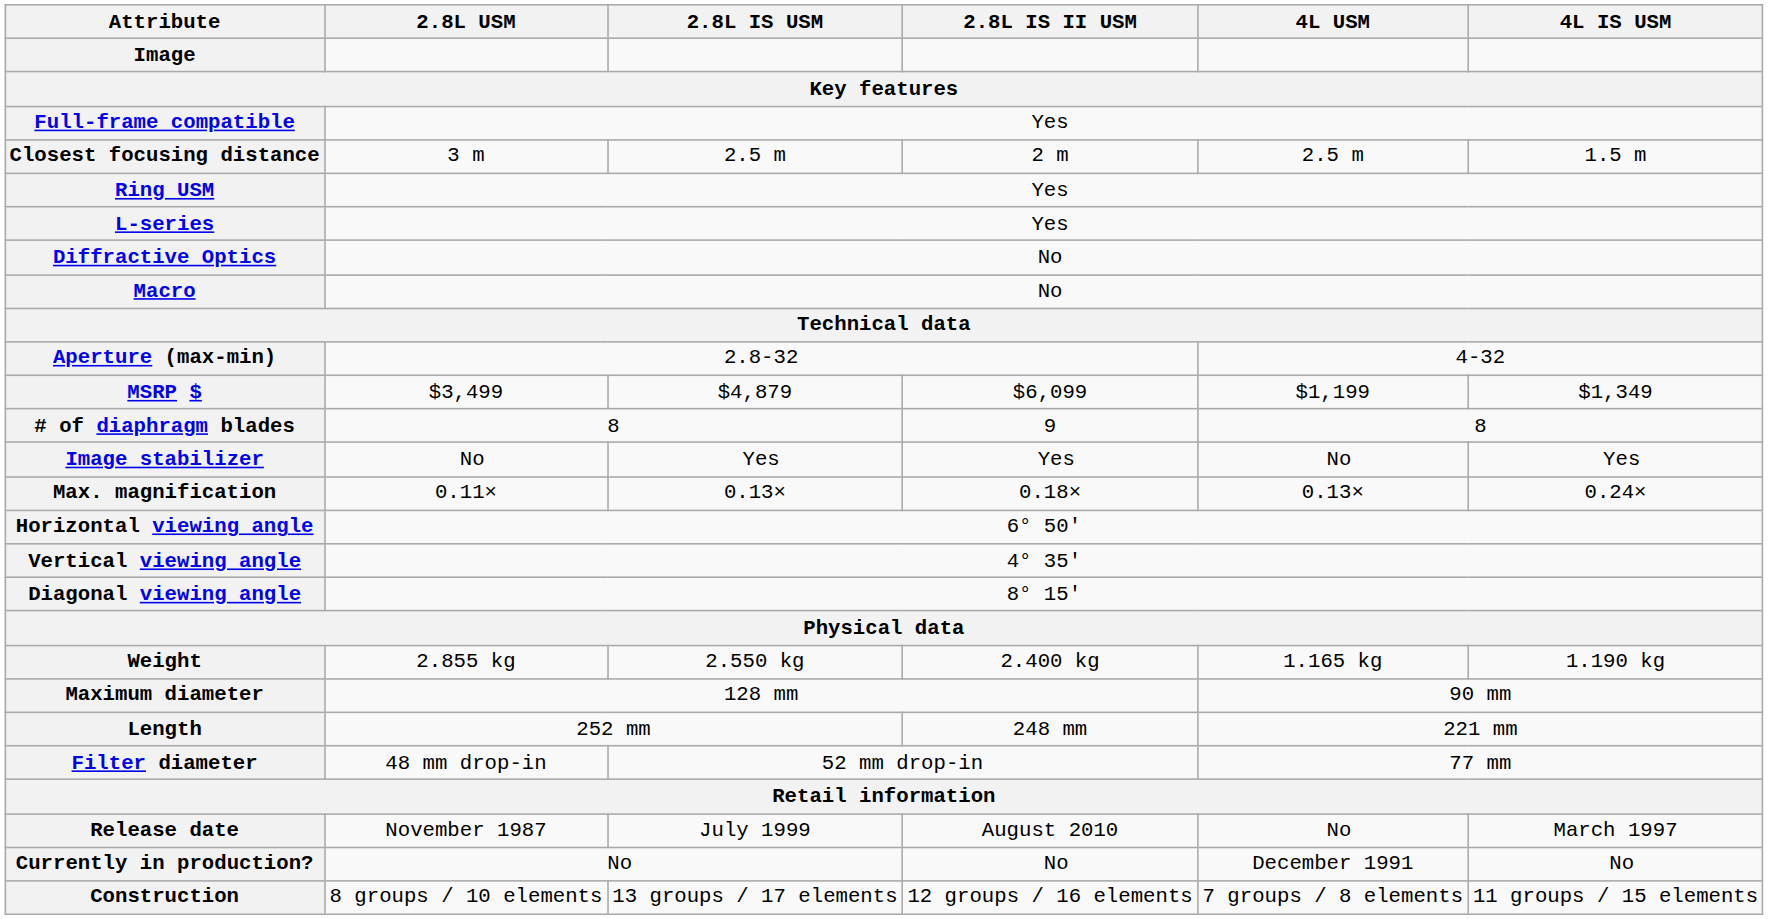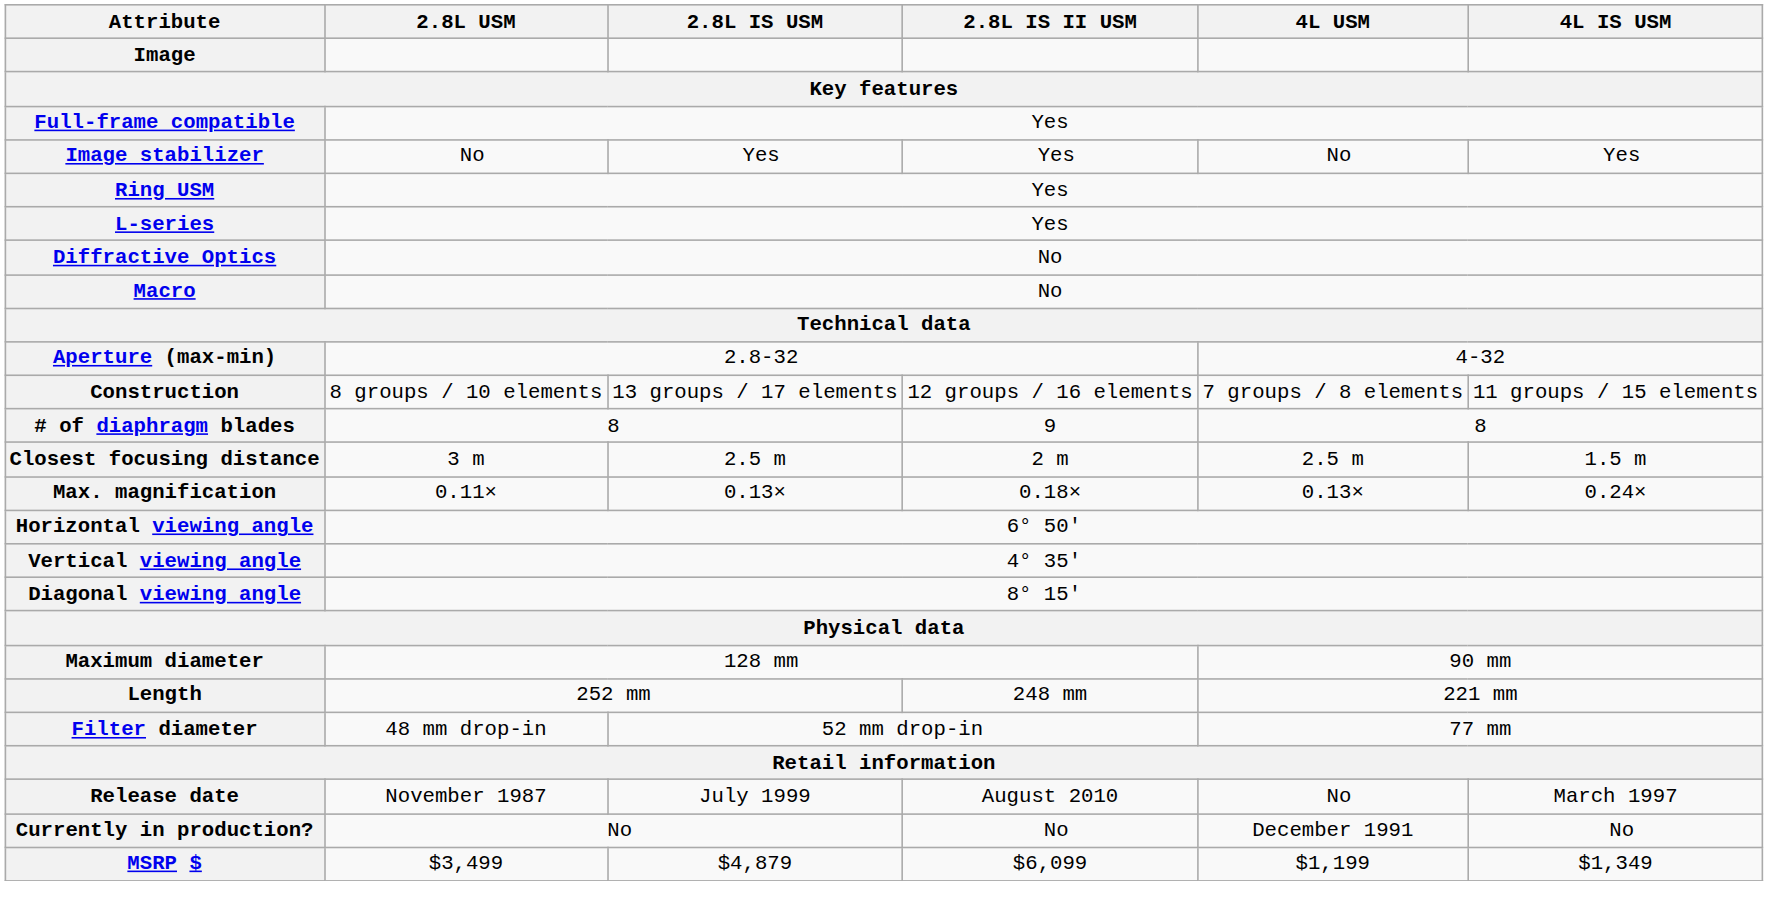rows swapped: (165, 460) <-> (165, 156)
rows swapped: (165, 898) <-> (165, 392)
- row: (165, 662)
